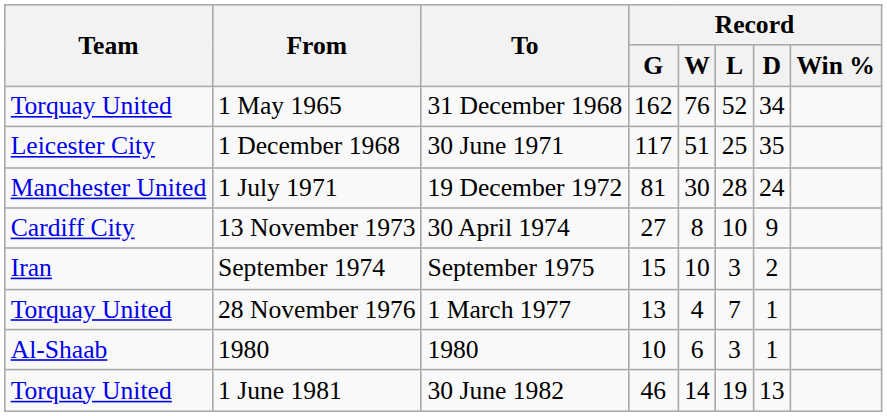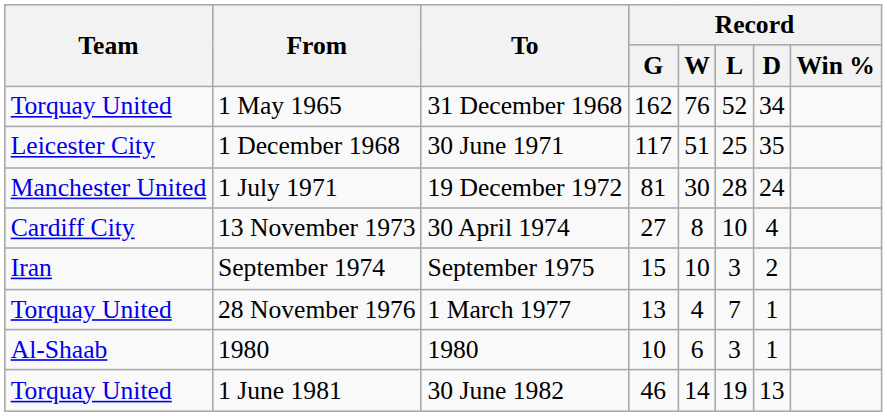(772, 227) 9 -> (772, 227) 4
